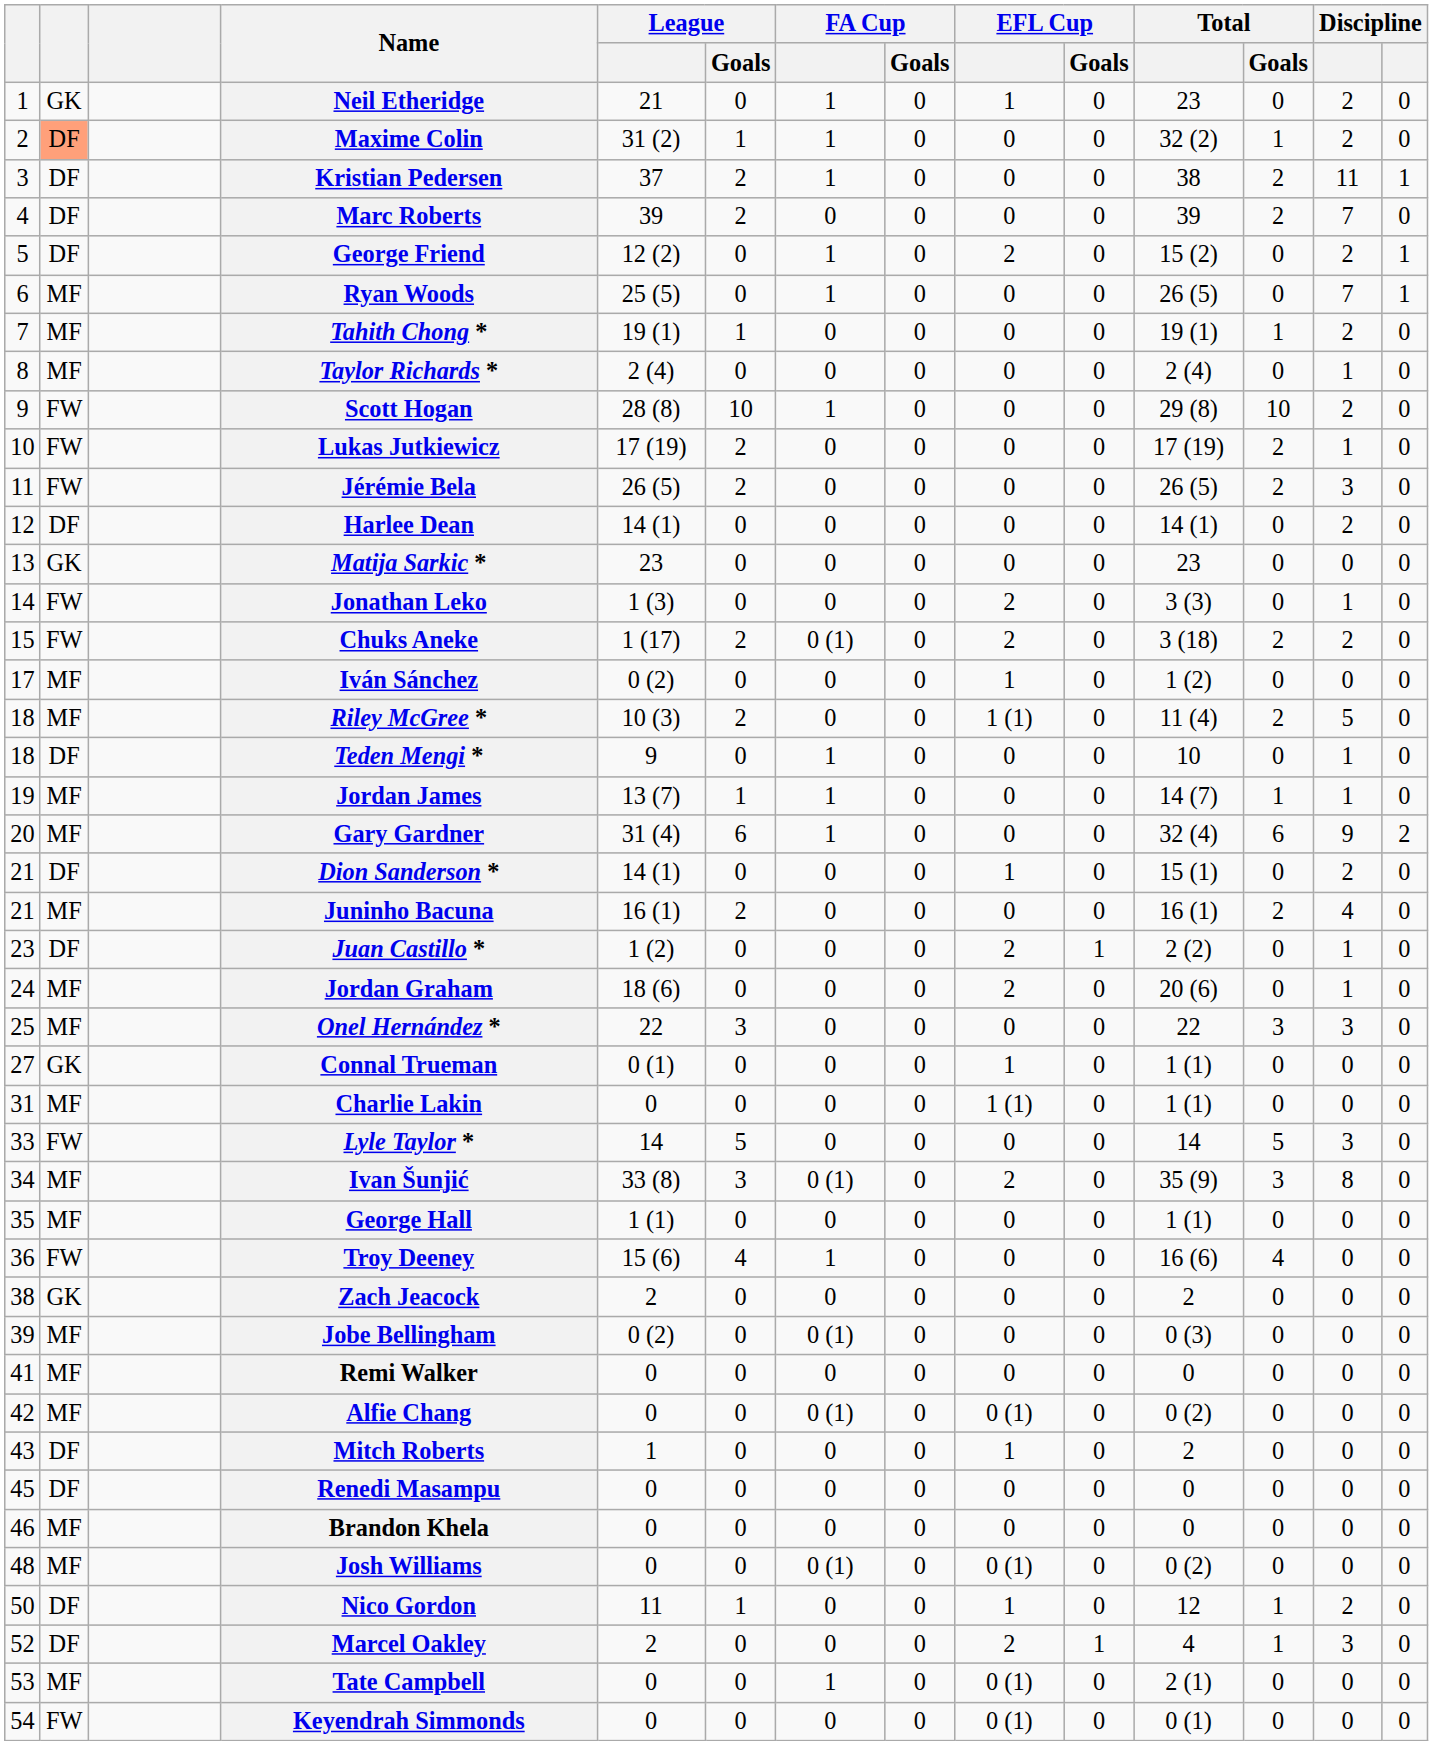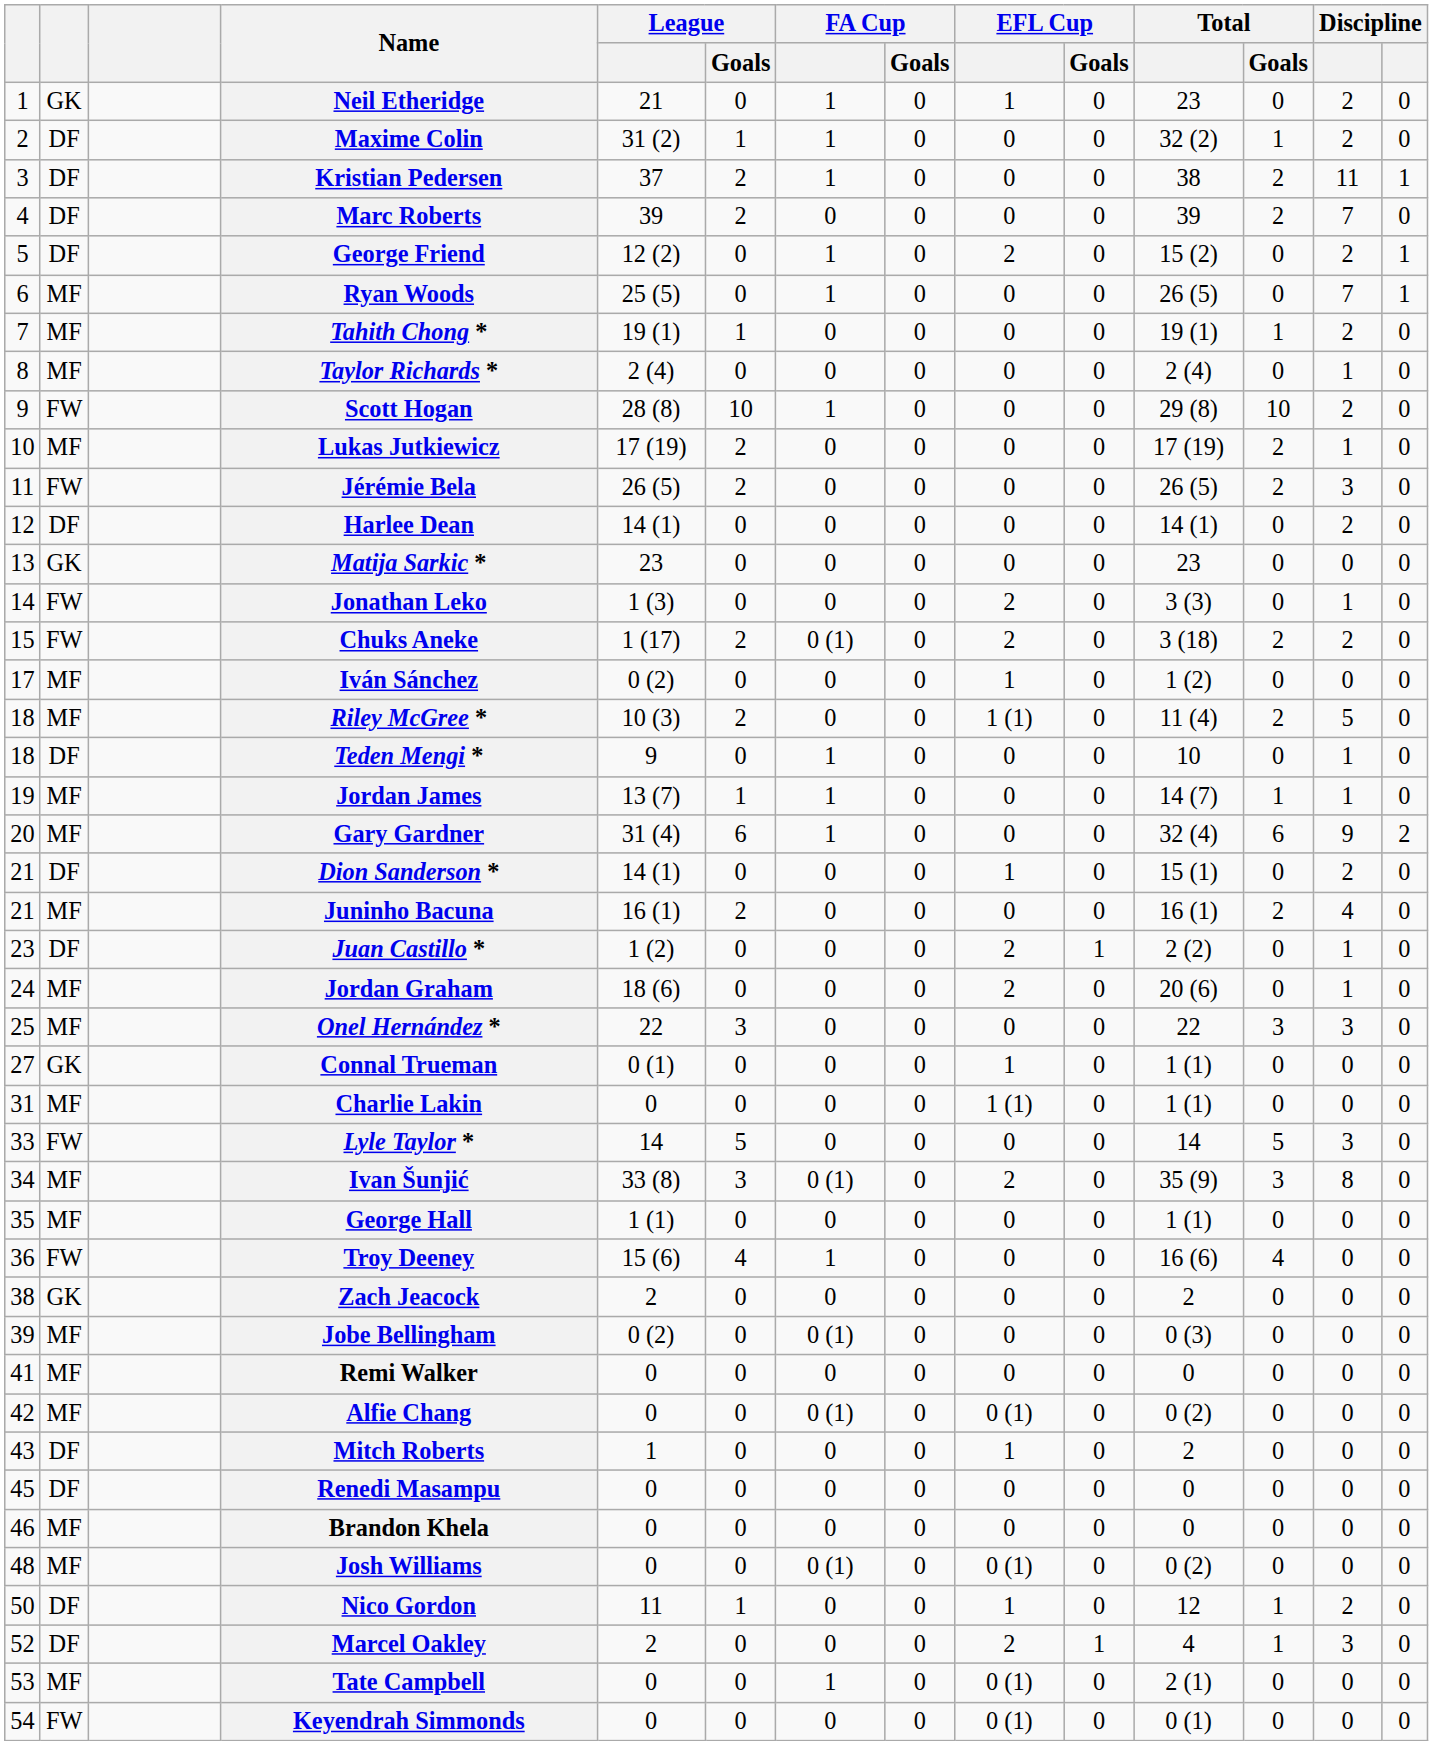(64, 139) lightsalmon background -> (64, 139) no background
(64, 448) FW -> (64, 448) MF
